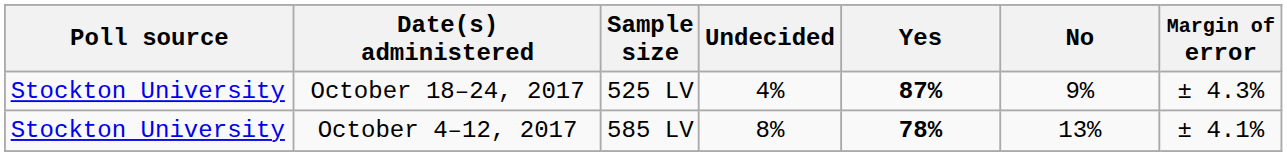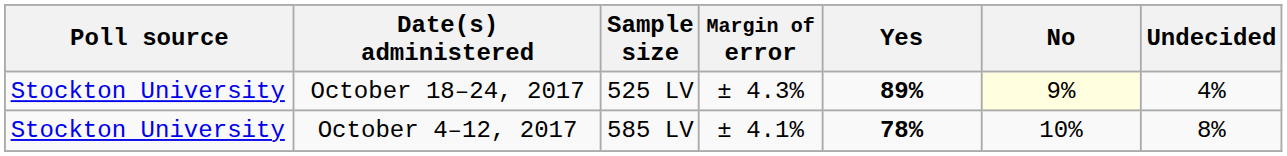columns swapped: (1221, 40) <-> (770, 38)
(920, 91) 87% -> (902, 91) 89%
(1080, 91) no background -> (1061, 91) lightyellow background
(1080, 131) 13% -> (1061, 131) 10%
